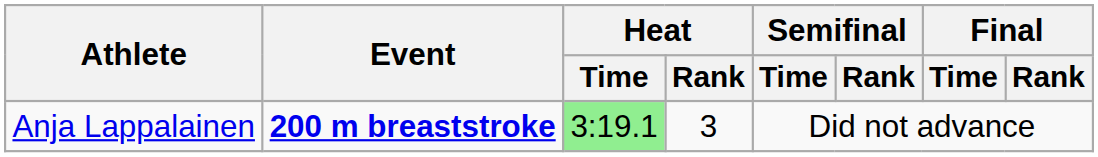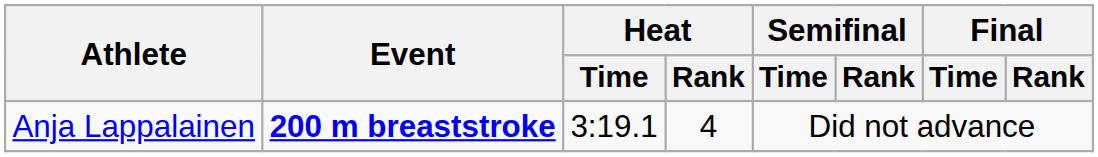(614, 127) lightgreen background -> (614, 127) no background
(708, 127) 3 -> (708, 127) 4
